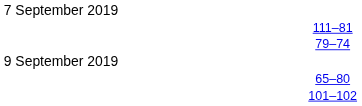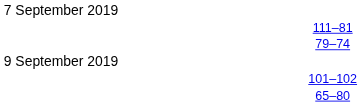rows swapped: (140, 79) <-> (140, 95)
